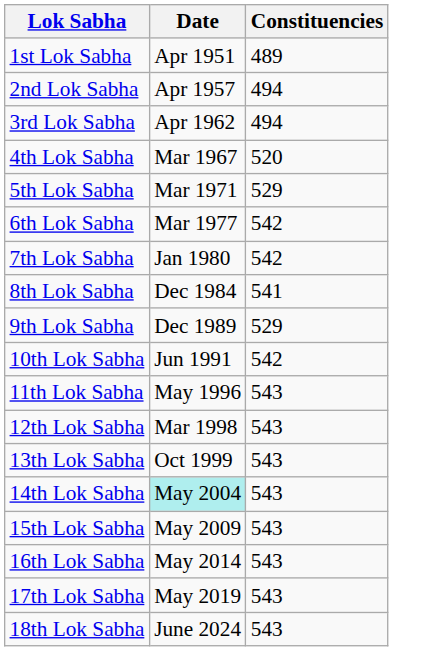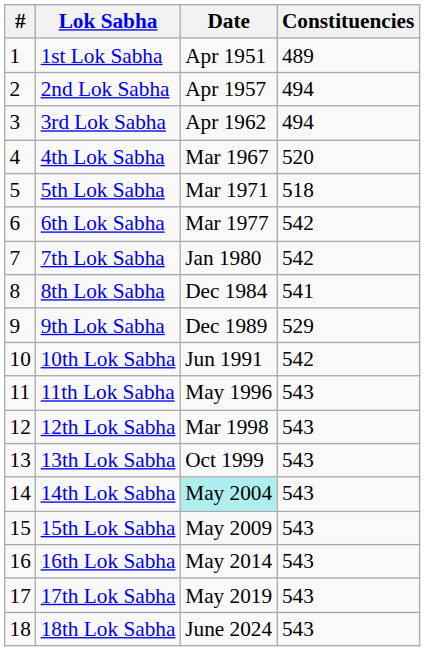+ column: (20, 21)
(267, 190) 529 -> (298, 190) 518
